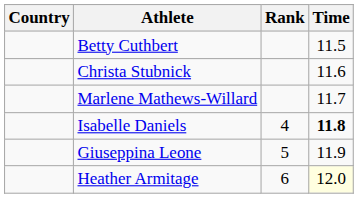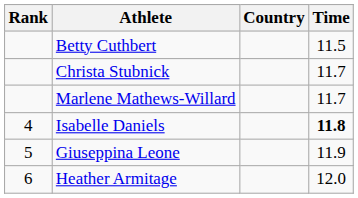columns swapped: (285, 17) <-> (39, 17)
(331, 71) 11.6 -> (331, 71) 11.7
(331, 179) lightyellow background -> (331, 179) no background
